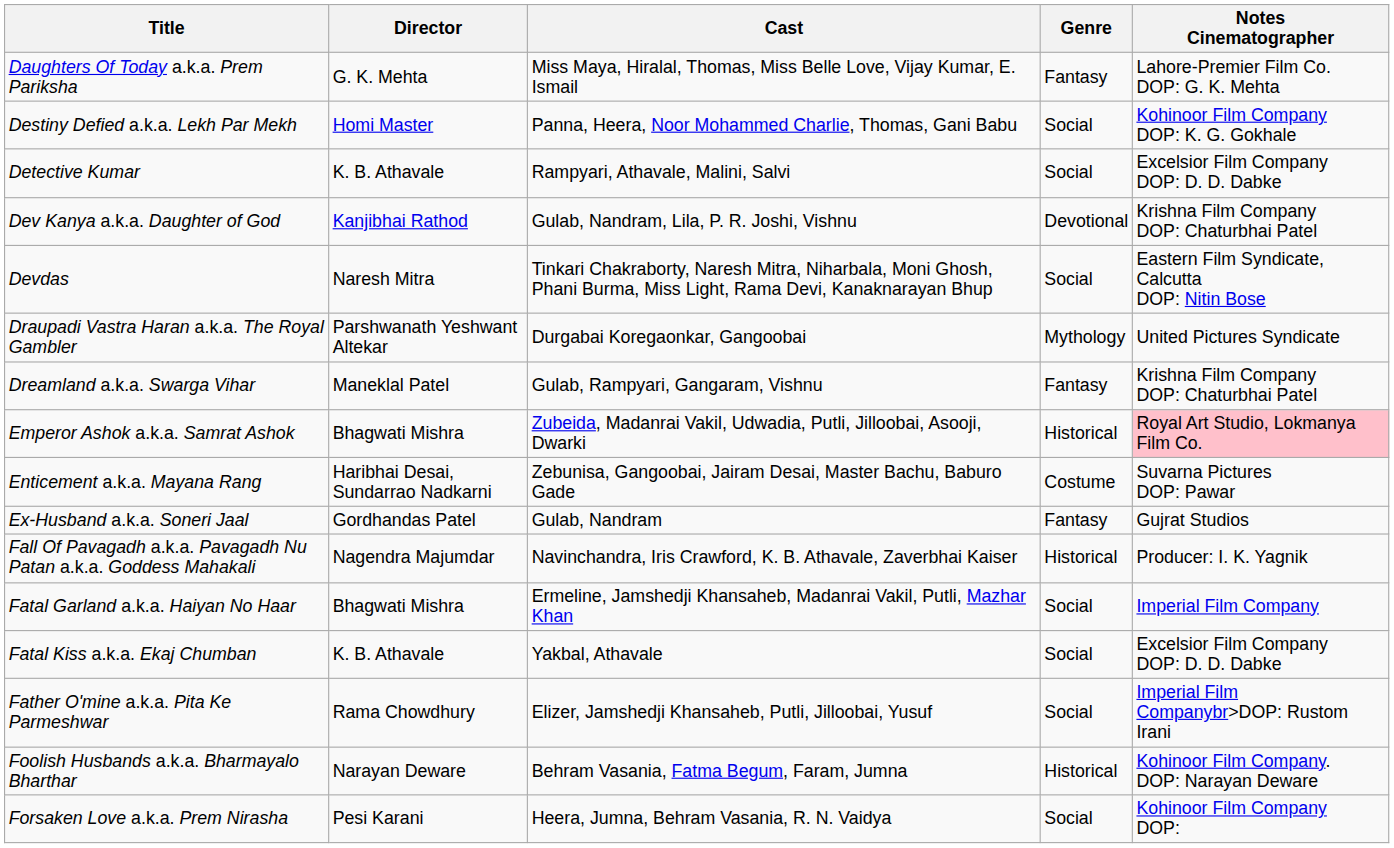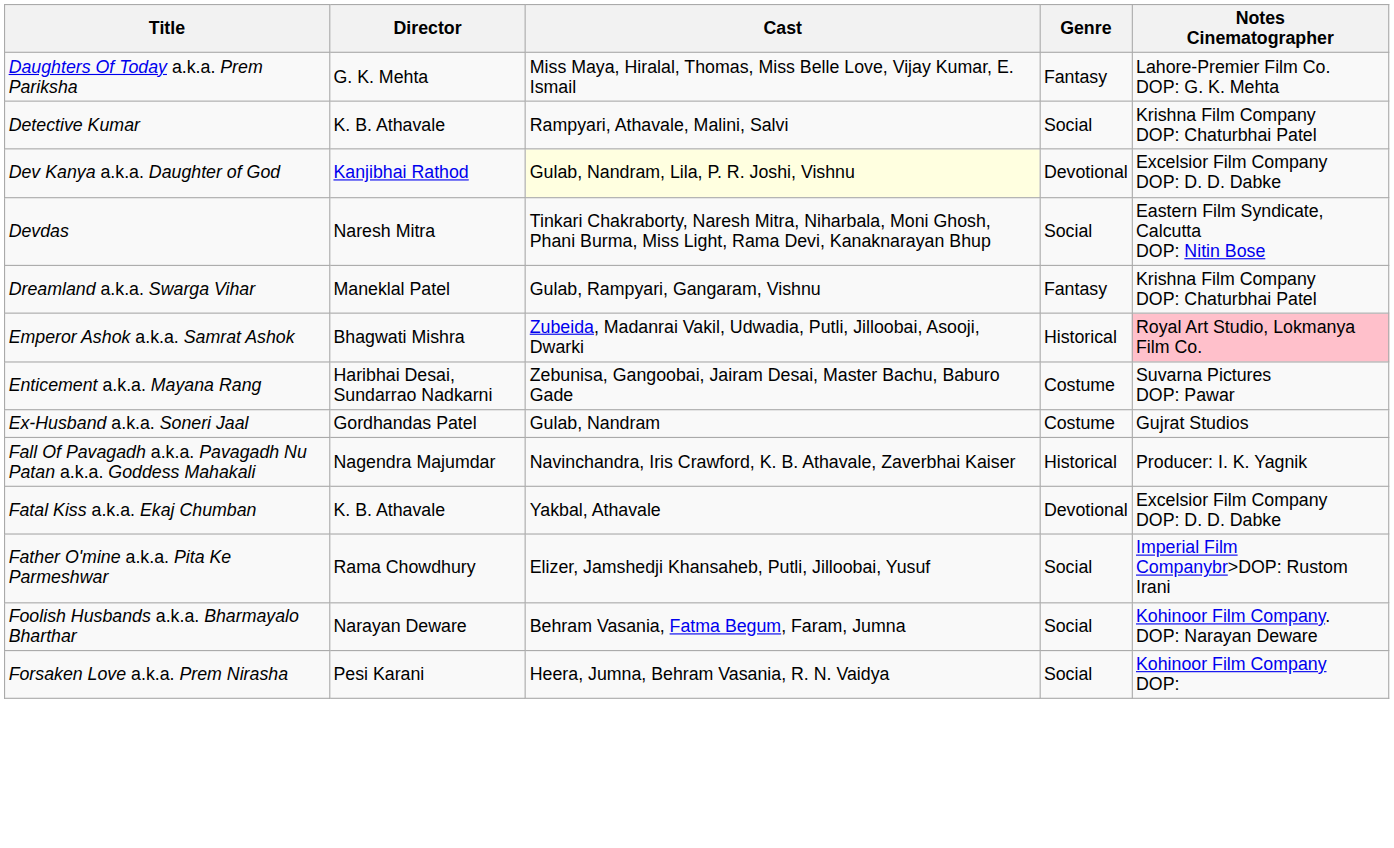- row: (153, 124)
(1232, 173) Excelsior Film Company DOP: D. D. Dabke -> (1226, 124) Krishna Film Company DOP: Chaturbhai Patel
(694, 221) no background -> (692, 173) lightyellow background
(1227, 221) Krishna Film Company DOP: Chaturbhai Patel -> (1232, 173) Excelsior Film Company DOP: D. D. Dabke
- row: (166, 337)
(1076, 520) Fantasy -> (1079, 423) Costume
- row: (152, 606)
(1068, 654) Social -> (1086, 510) Devotional
(1081, 770) Historical -> (1068, 626) Social
